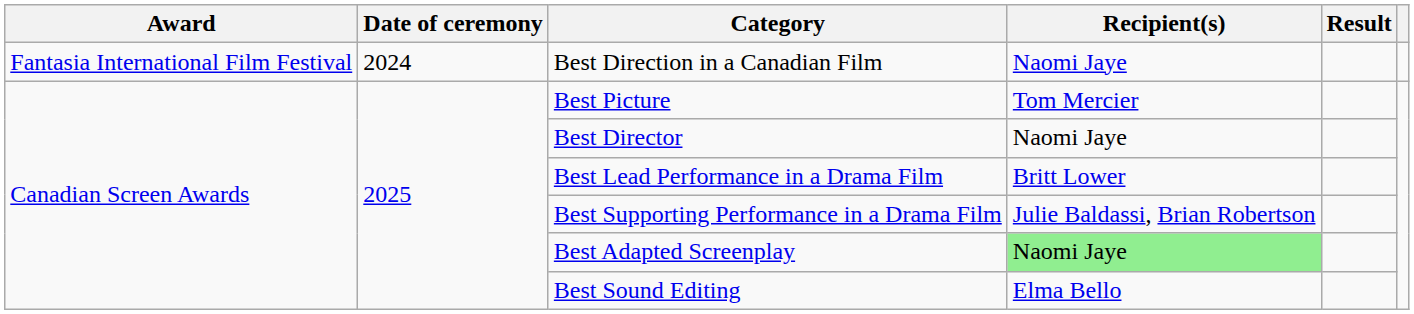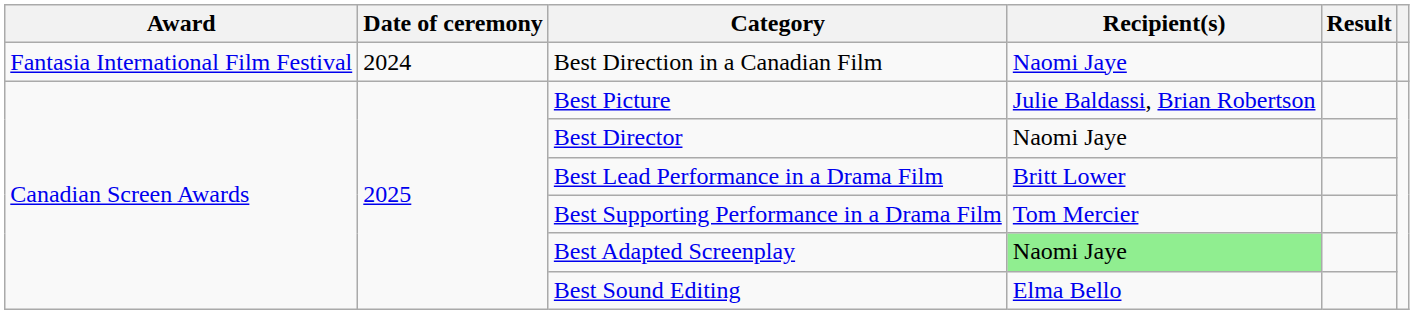(1076, 99) Tom Mercier -> (1164, 99) Julie Baldassi, Brian Robertson
(1164, 213) Julie Baldassi, Brian Robertson -> (1076, 213) Tom Mercier
